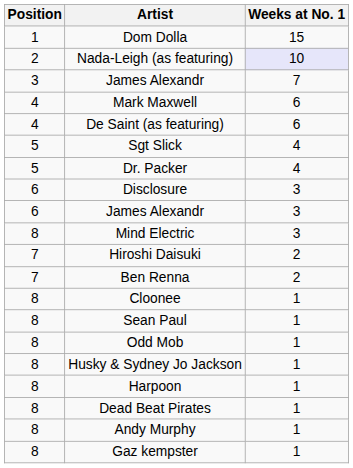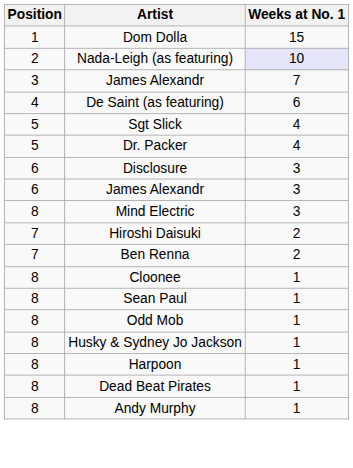- row: (35, 102)
- row: (35, 451)
